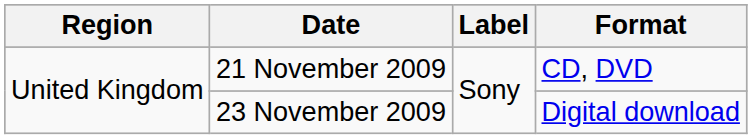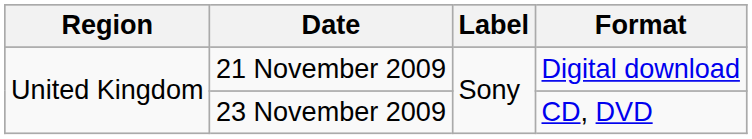(597, 68) CD, DVD -> (641, 68) Digital download
(641, 111) Digital download -> (597, 111) CD, DVD
